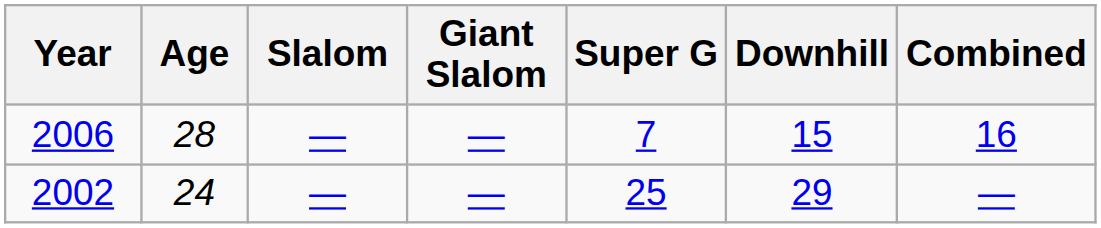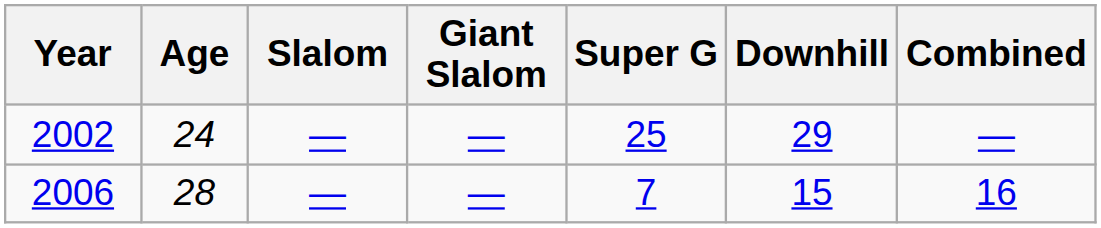rows swapped: (73, 192) <-> (73, 134)
